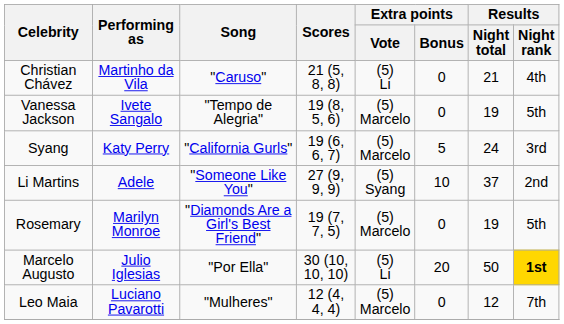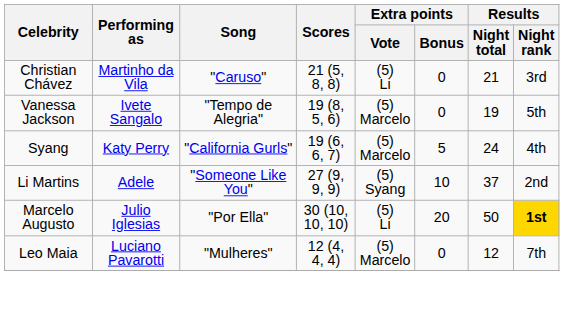(536, 77) 4th -> (536, 77) 3rd
(536, 147) 3rd -> (536, 147) 4th
- row: (48, 225)
